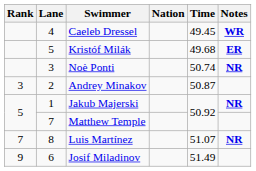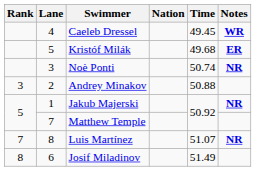(203, 85) 50.87 -> (203, 85) 50.88
(20, 157) 9 -> (20, 157) 8
